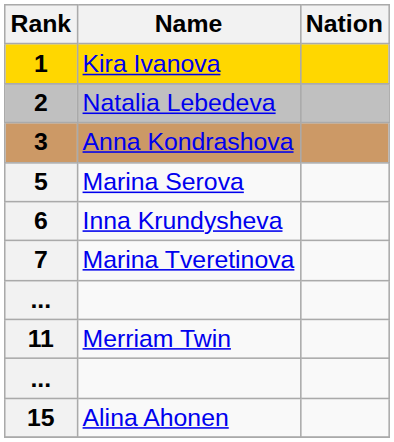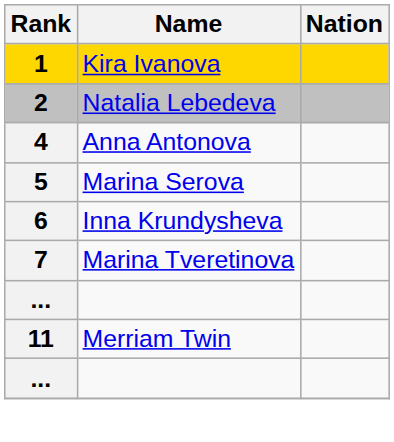- row: (41, 142)
+ row: (41, 142)
- row: (41, 417)
